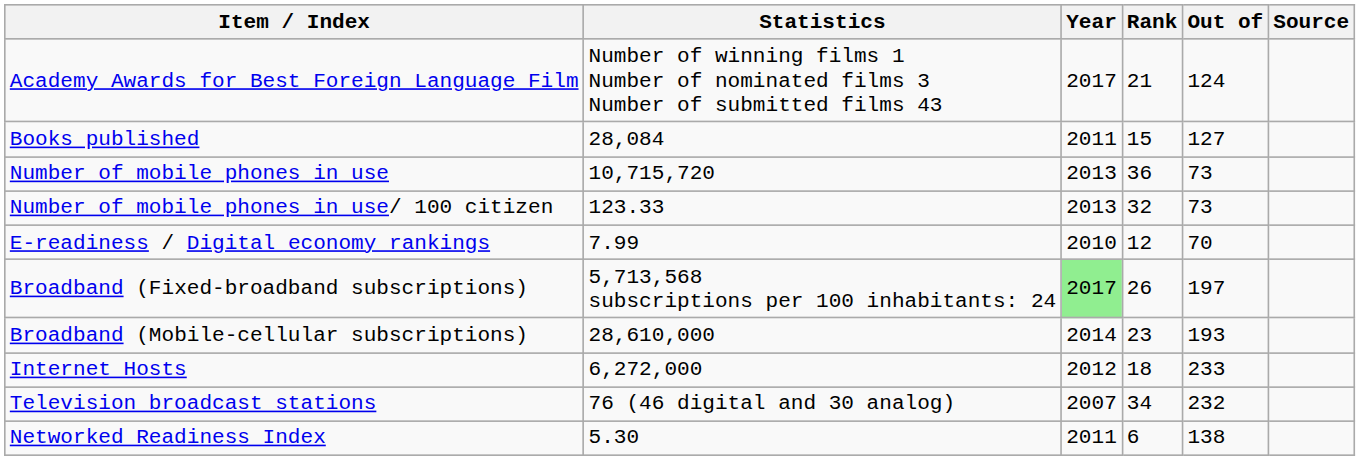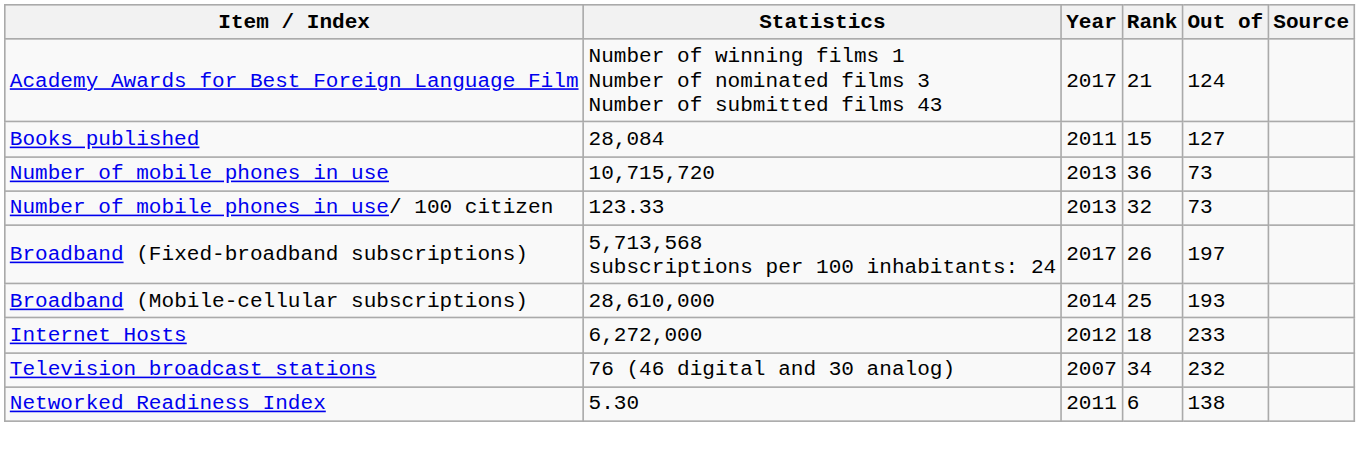- row: (250, 242)
(1092, 289) lightgreen background -> (1092, 254) no background
(1139, 335) 23 -> (1139, 301) 25
